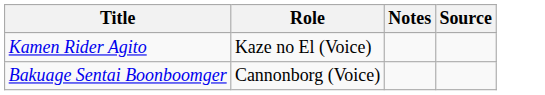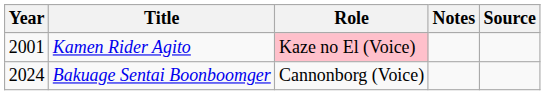+ column: (27, 18)
(303, 47) no background -> (347, 47) pink background
